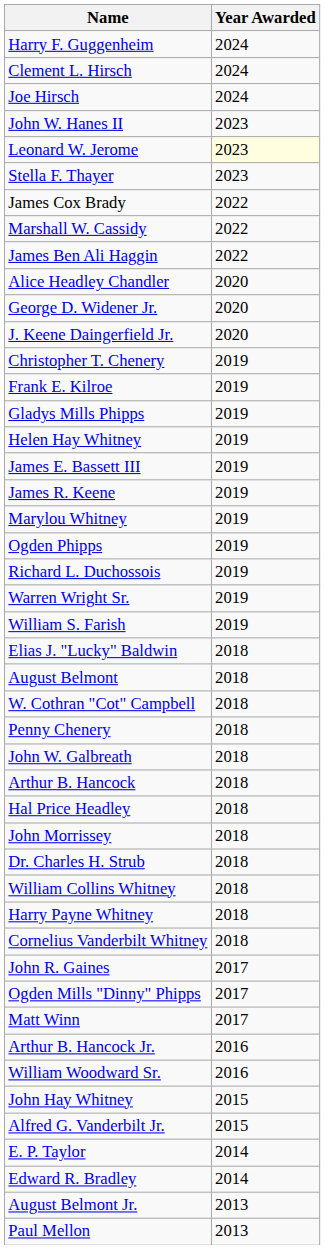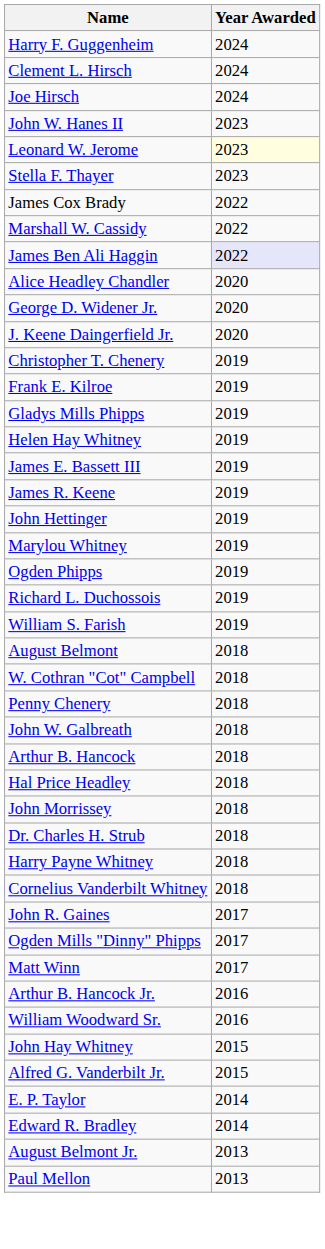(232, 255) no background -> (232, 255) lavender background
+ row: (58, 519)
- row: (69, 598)
- row: (93, 651)
- row: (92, 888)
